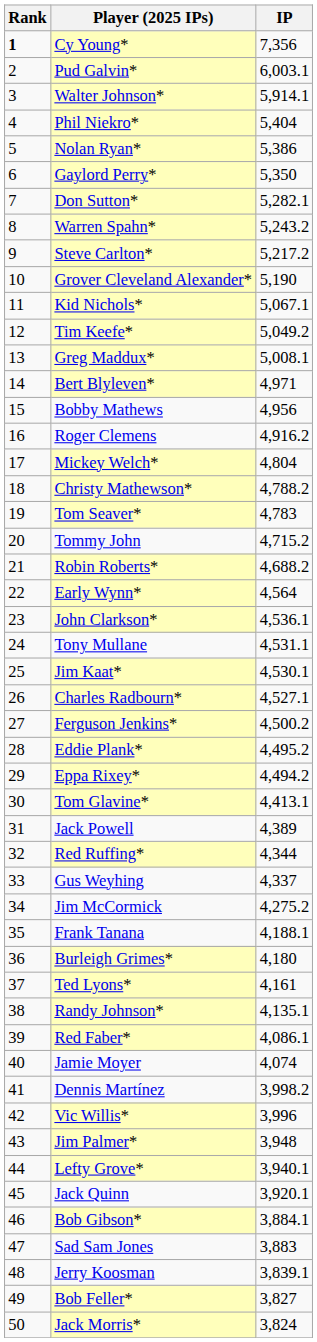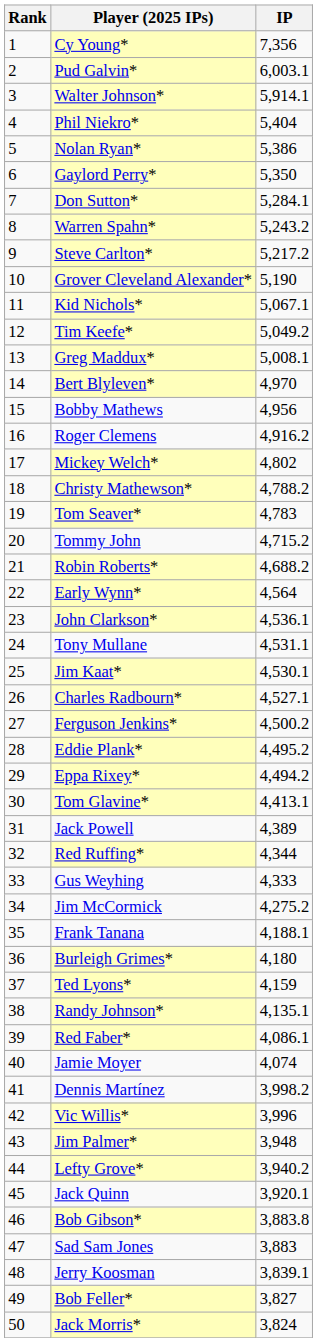(12, 44) bold -> (12, 44) normal
(284, 201) 5,282.1 -> (284, 201) 5,284.1
(278, 383) 4,971 -> (278, 383) 4,970
(278, 462) 4,804 -> (278, 462) 4,802
(278, 880) 4,337 -> (278, 880) 4,333
(278, 985) 4,161 -> (278, 985) 4,159
(284, 1168) 3,940.1 -> (284, 1168) 3,940.2
(284, 1220) 3,884.1 -> (284, 1220) 3,883.8
